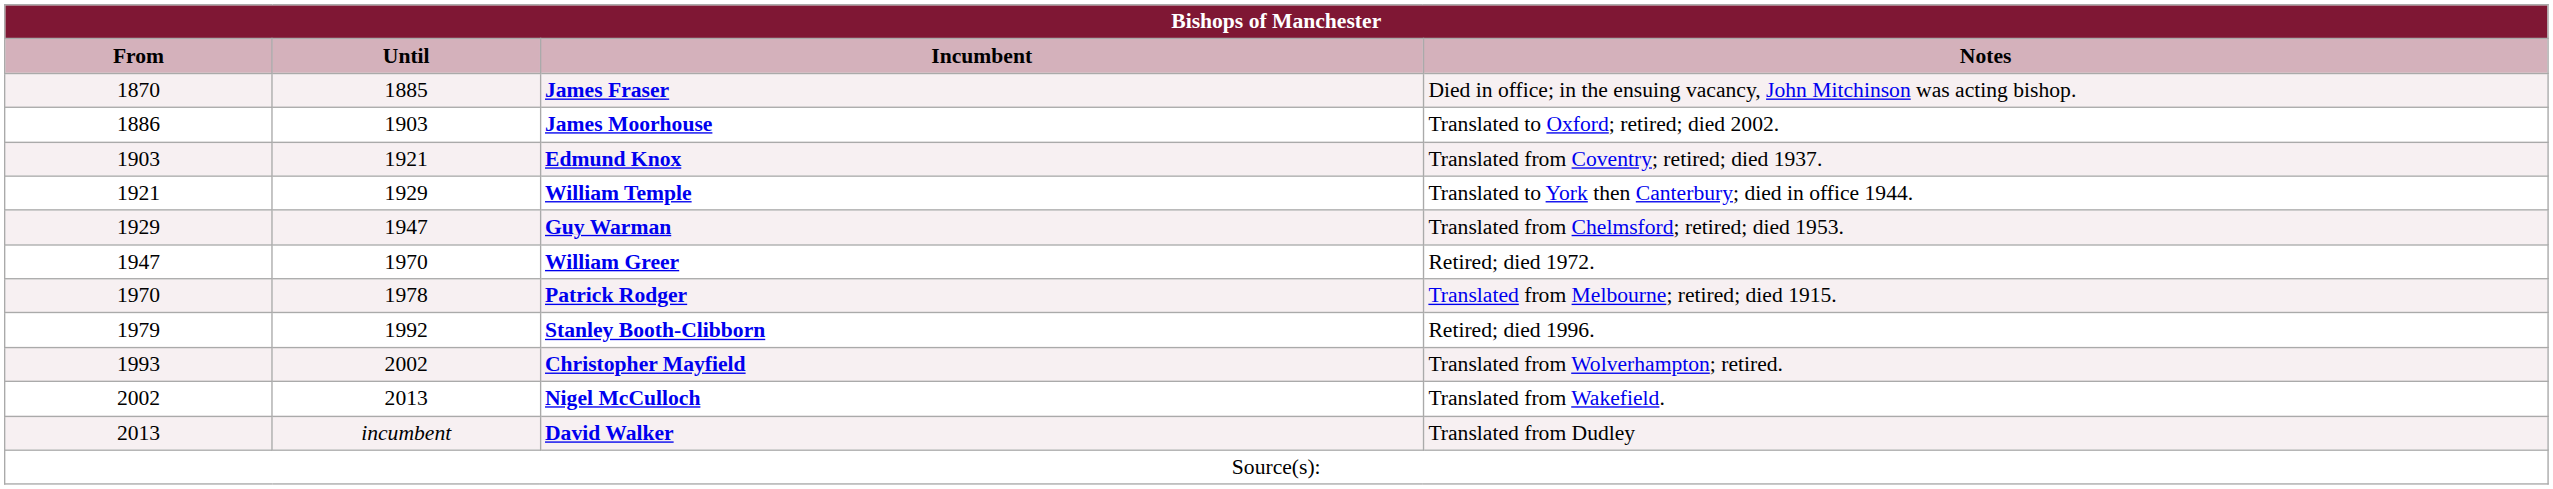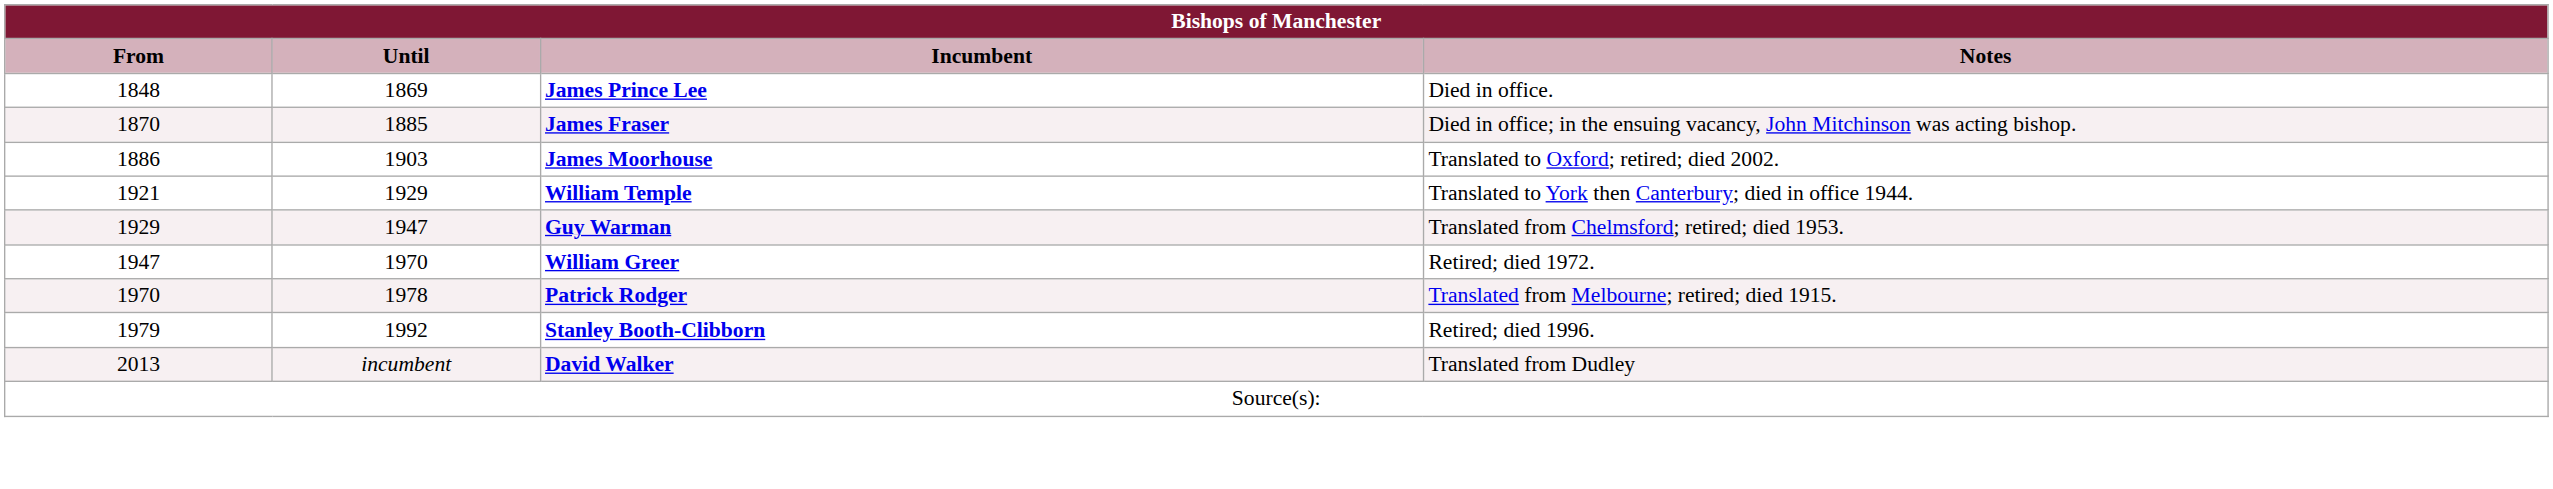+ row: (626, 90)
- row: (613, 158)
- row: (645, 364)
- row: (623, 398)
